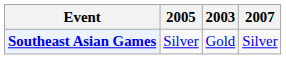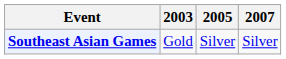columns swapped: (220, 17) <-> (181, 17)
